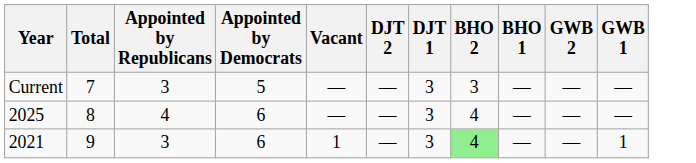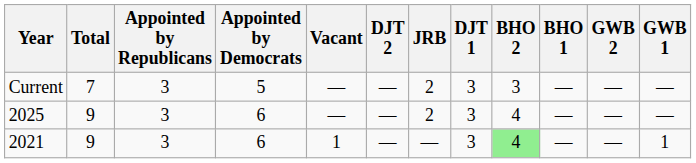+ column: (429, 38)
(90, 114) 8 -> (90, 114) 9
(165, 114) 4 -> (165, 114) 3
